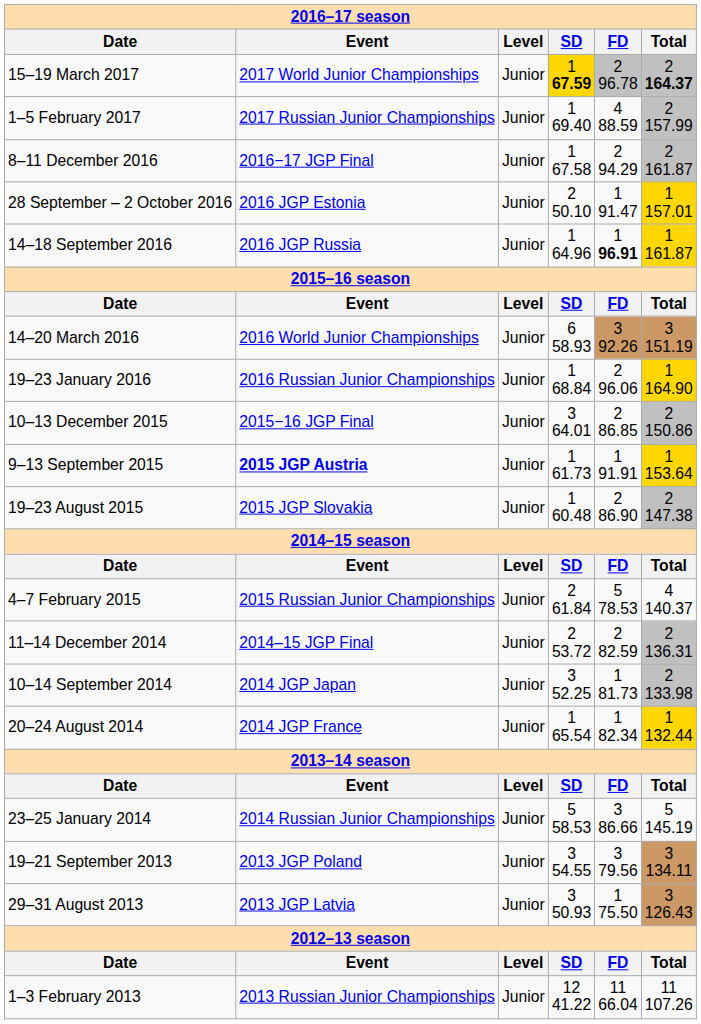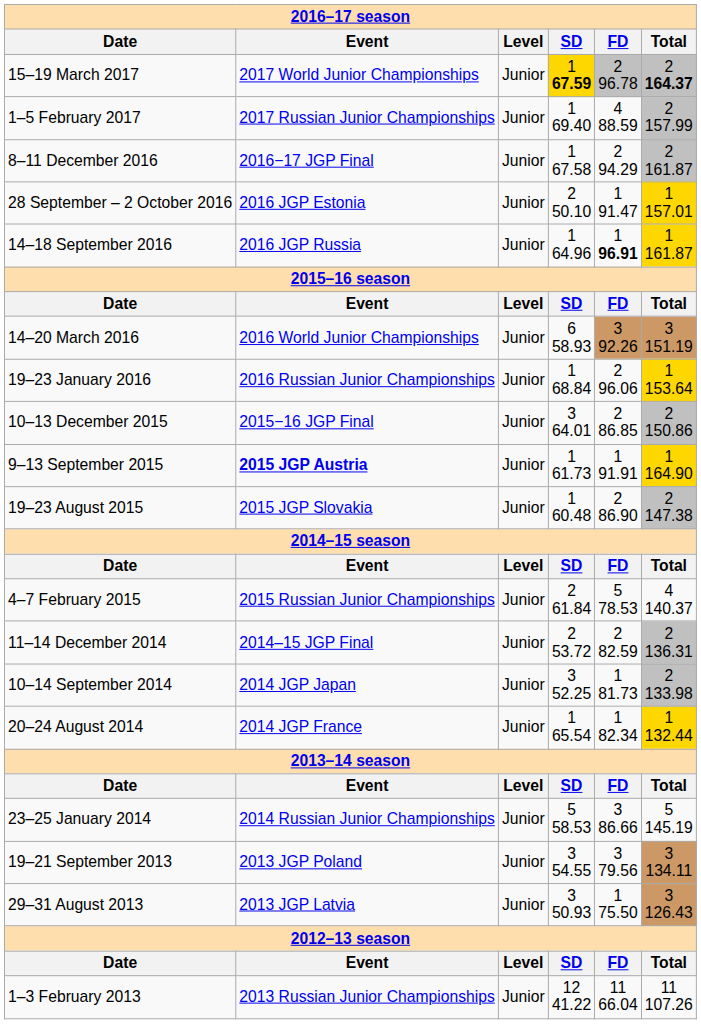(669, 380) 1 164.90 -> (669, 380) 1 153.64
(669, 465) 1 153.64 -> (669, 465) 1 164.90
